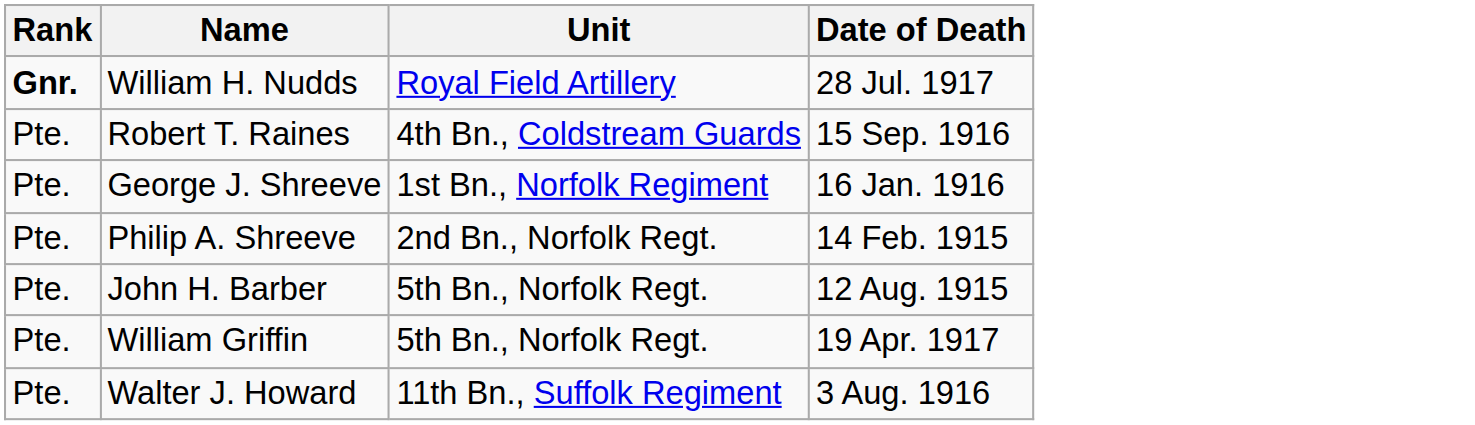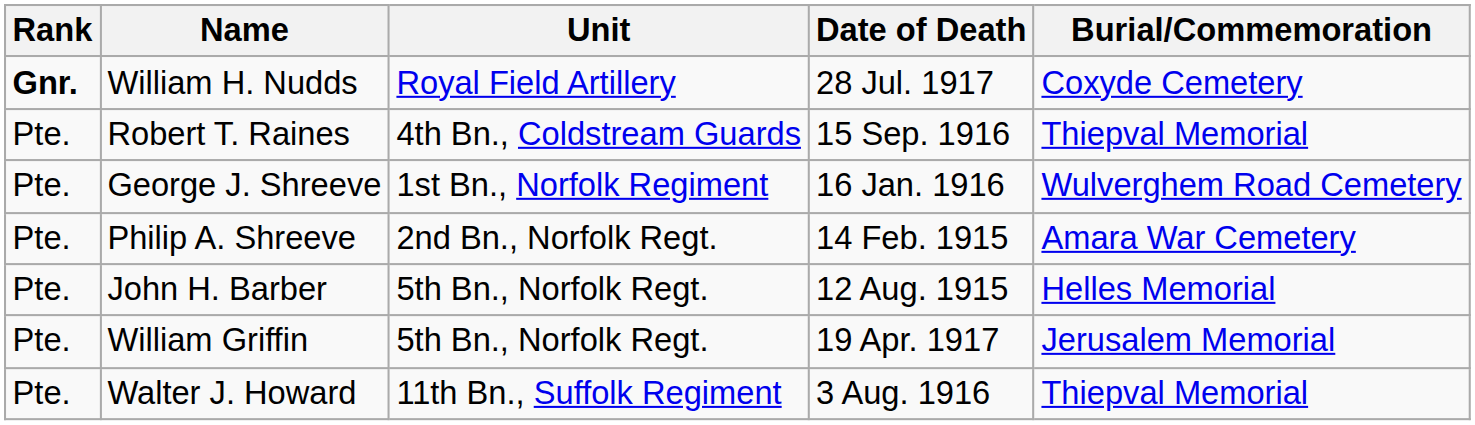+ column: (1252, 30)
